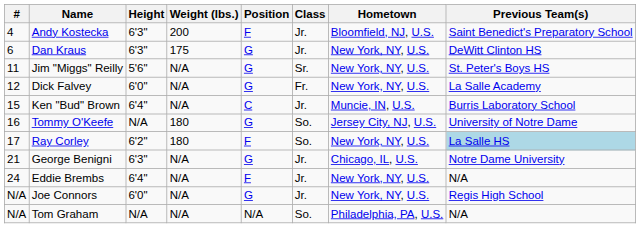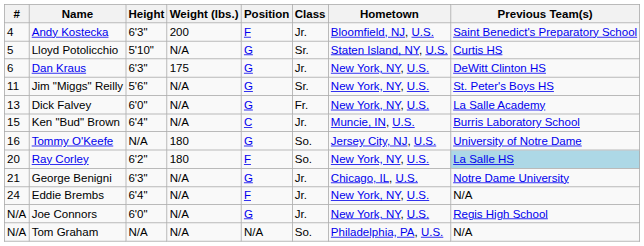+ row: (75, 50)
(14, 87) 12 -> (14, 105) 13
(14, 141) 17 -> (14, 159) 20
